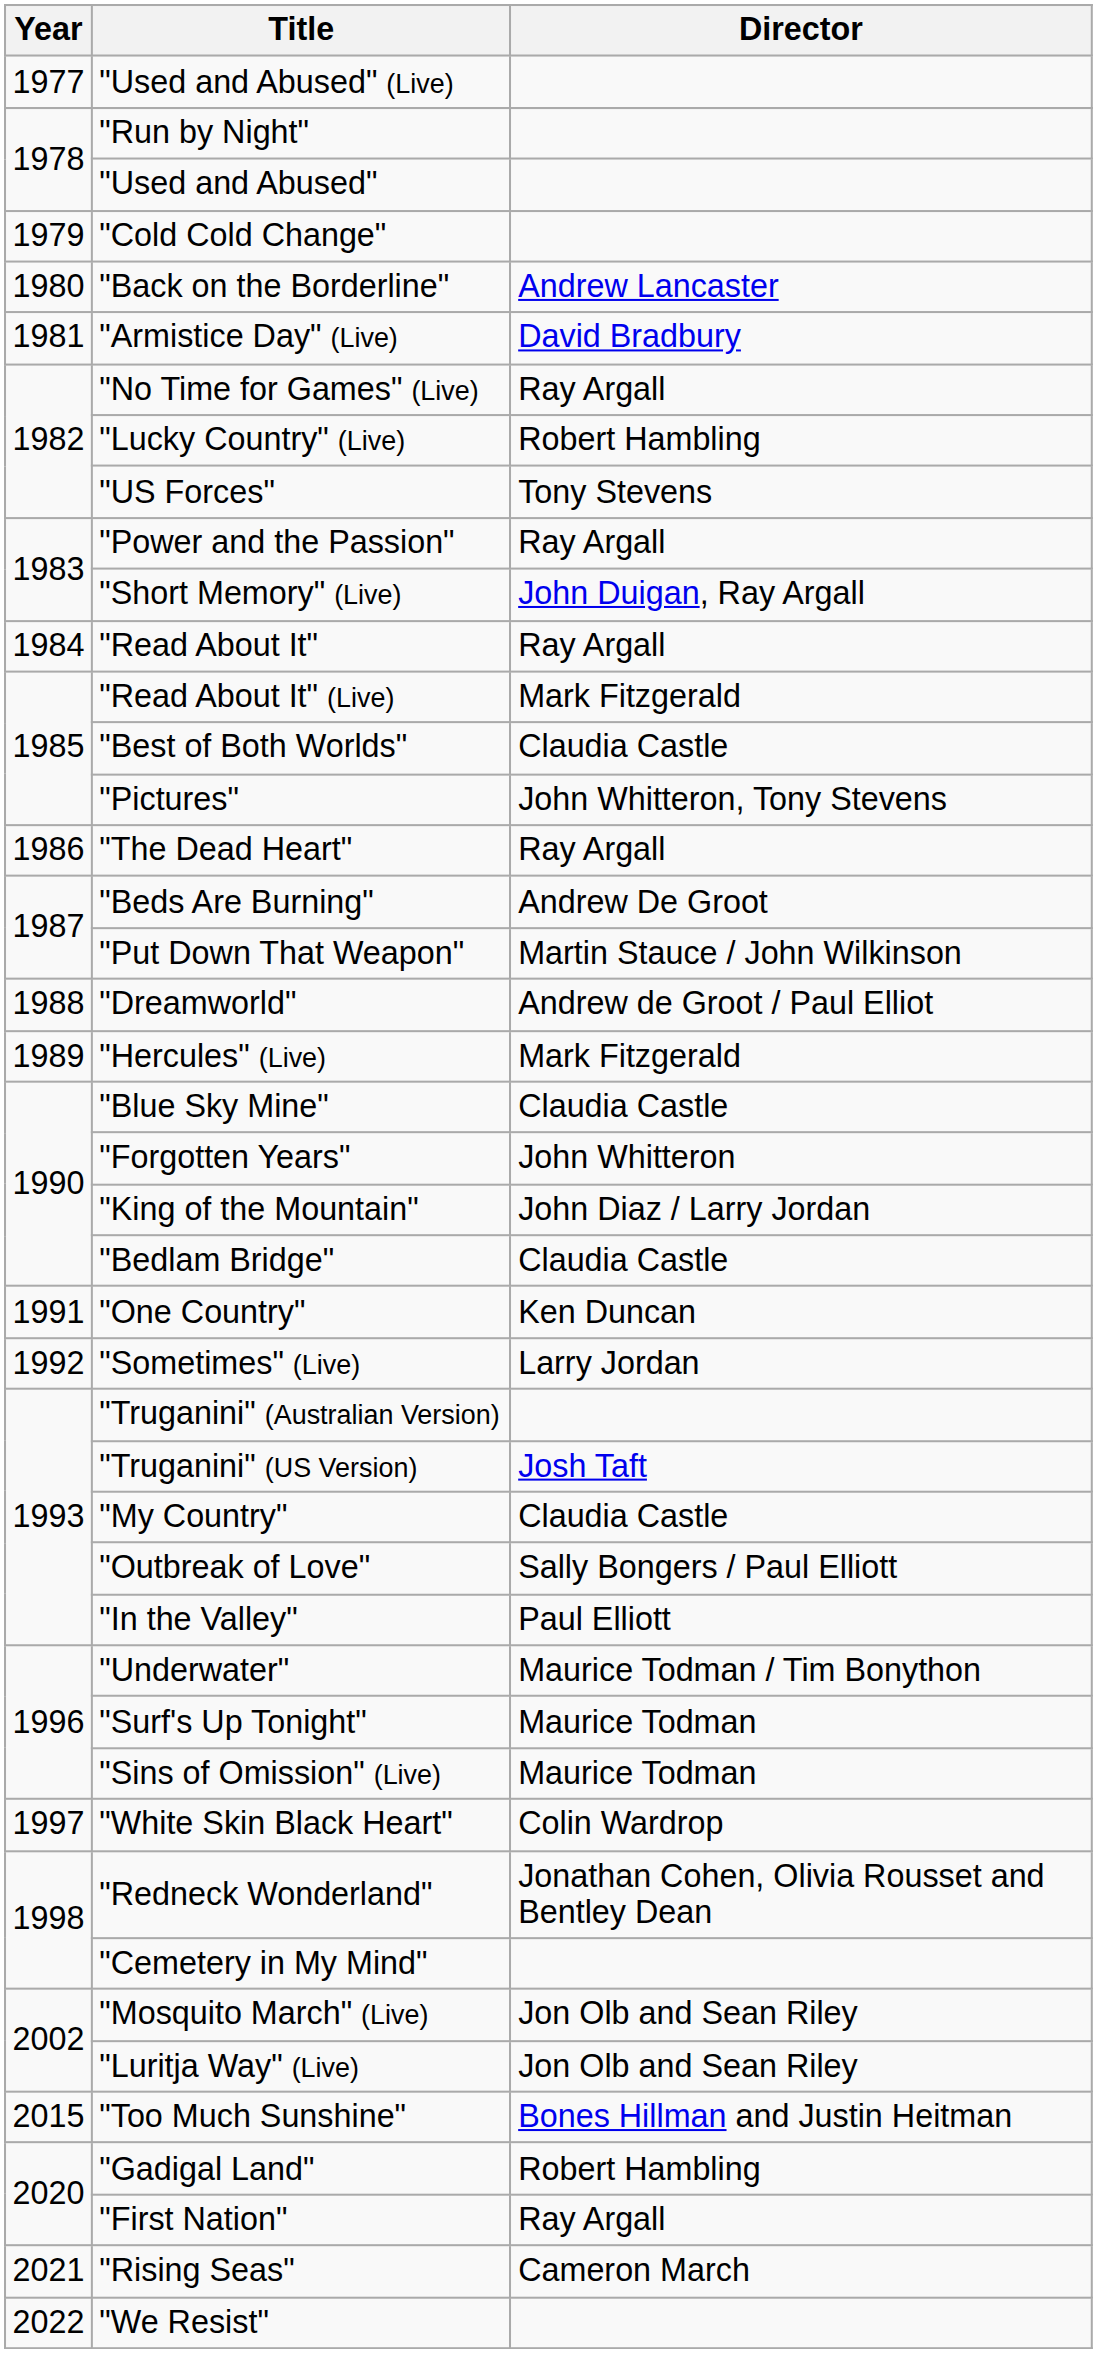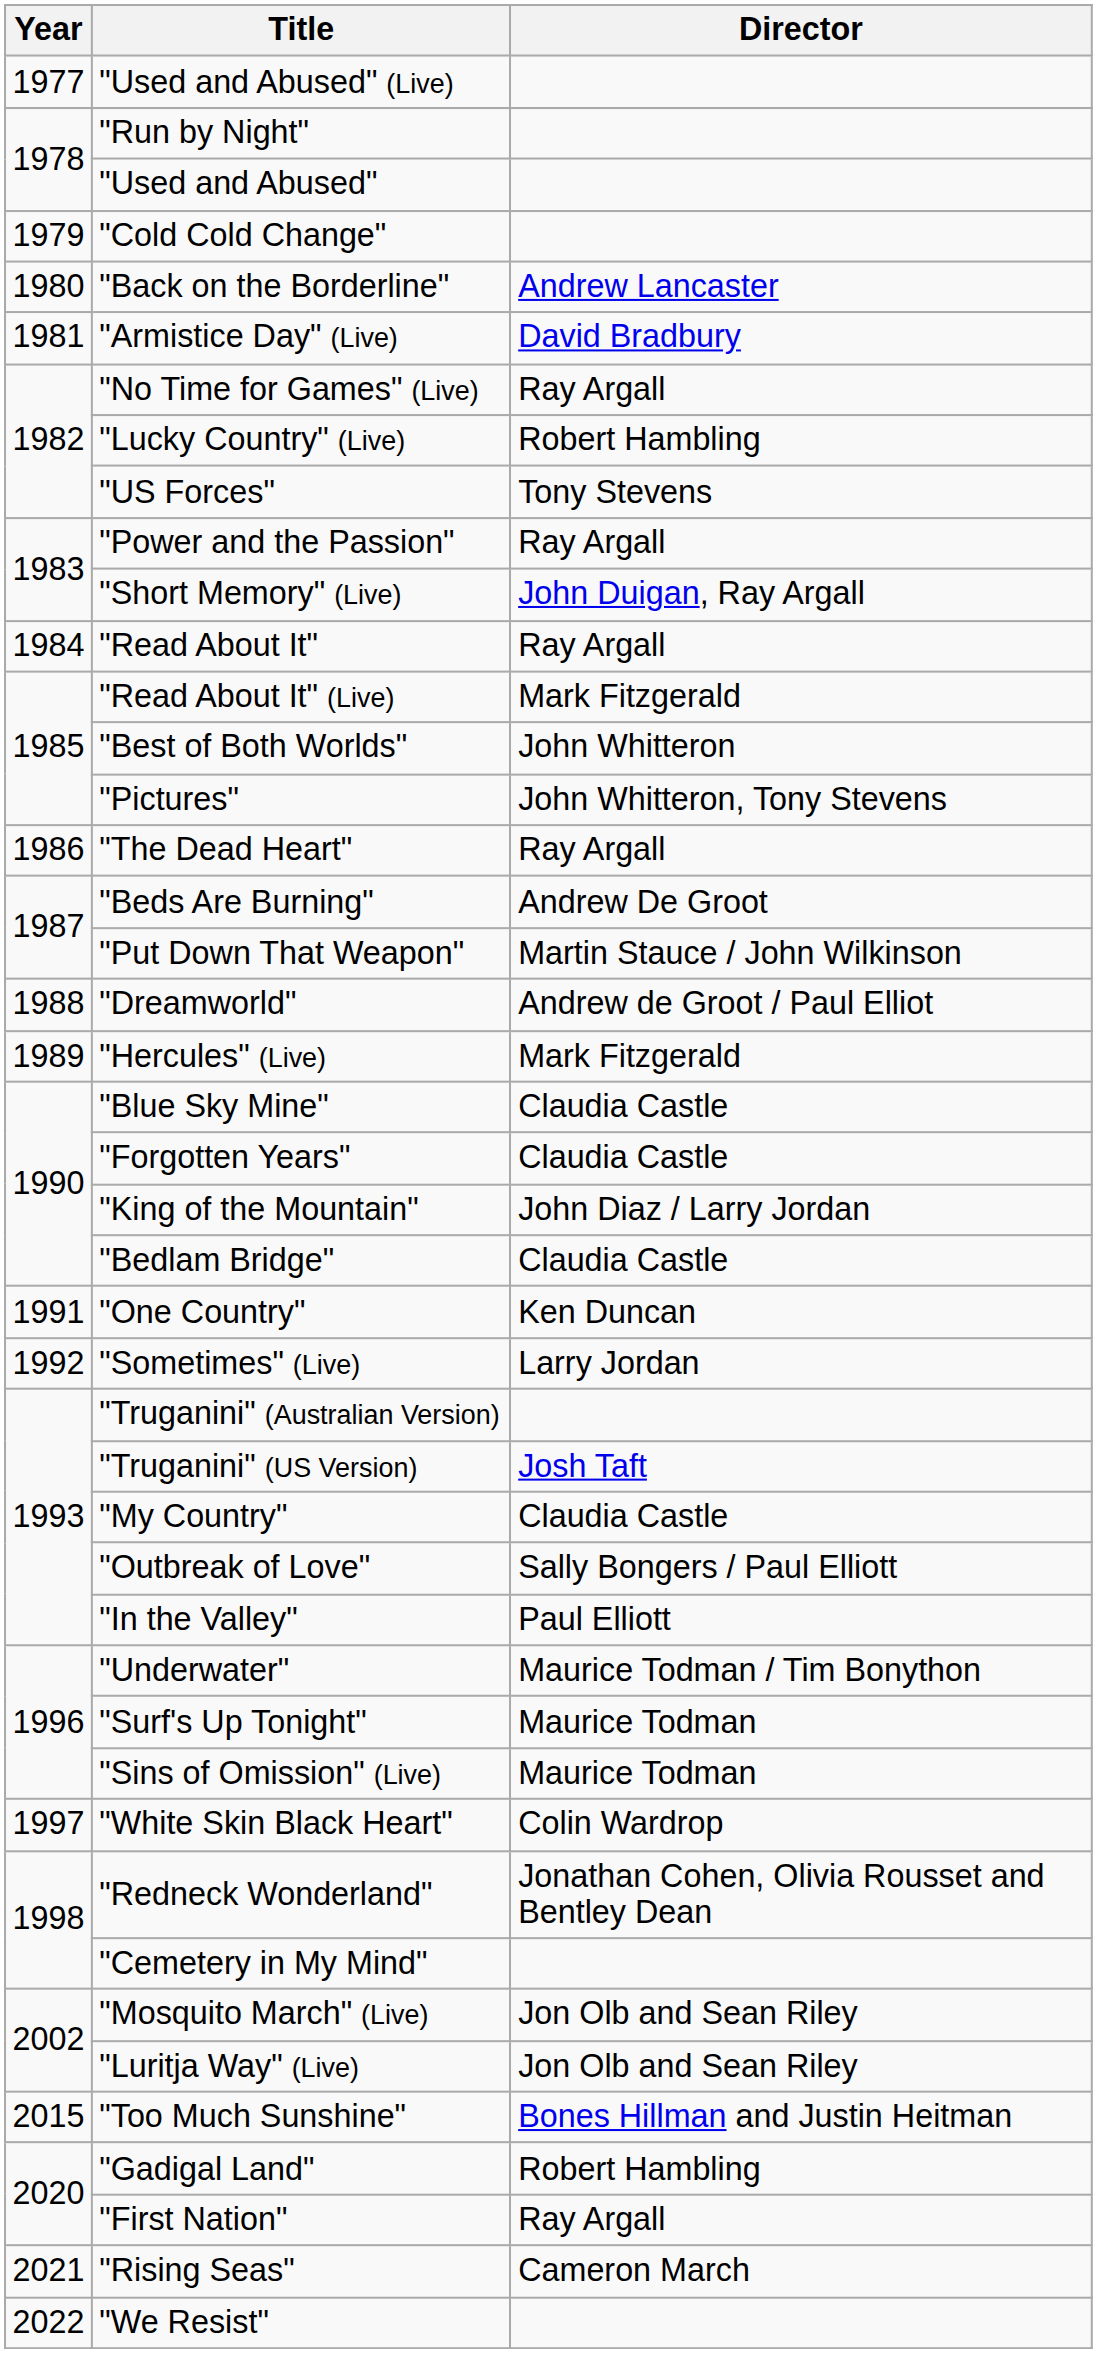(623, 747) Claudia Castle -> (627, 747) John Whitteron
(627, 1157) John Whitteron -> (623, 1157) Claudia Castle
